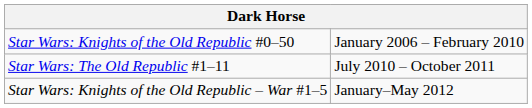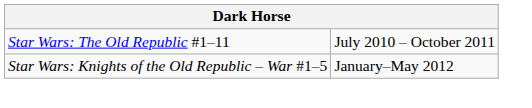- row: (151, 41)
